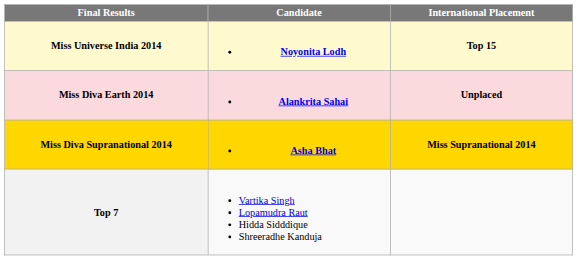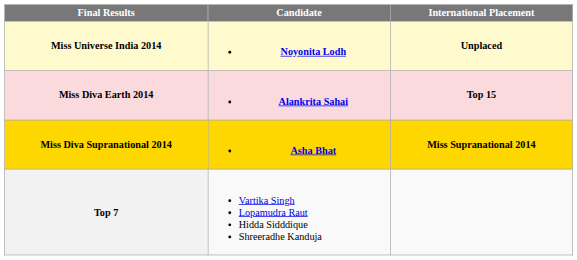(481, 46) Top 15 -> (481, 46) Unplaced
(481, 95) Unplaced -> (481, 95) Top 15
